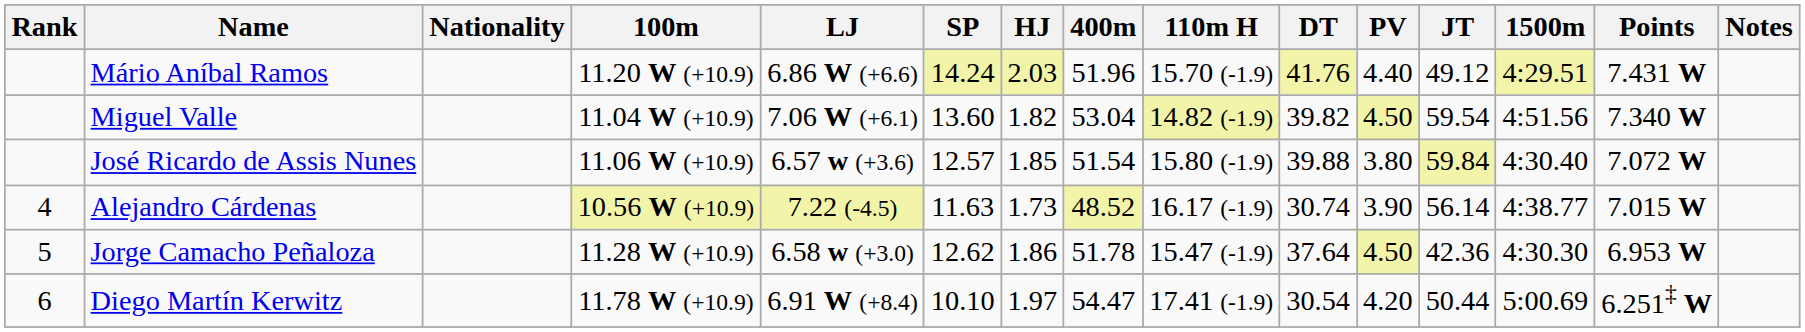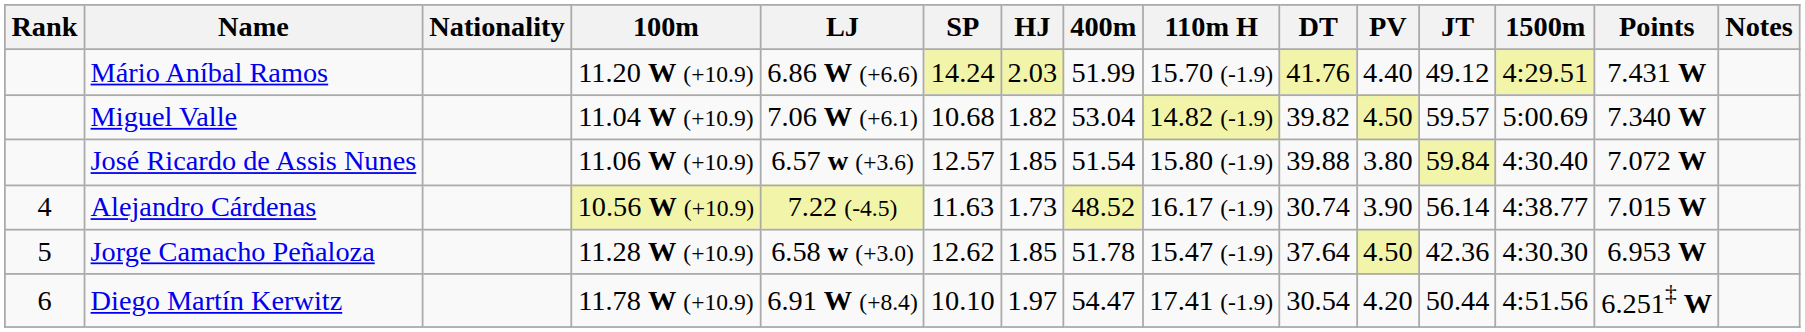(1103, 71) 51.96 -> (1103, 71) 51.99
(963, 116) 13.60 -> (963, 116) 10.68
(1458, 116) 59.54 -> (1458, 116) 59.57
(1545, 116) 4:51.56 -> (1545, 116) 5:00.69
(1032, 251) 1.86 -> (1032, 251) 1.85
(1545, 300) 5:00.69 -> (1545, 300) 4:51.56
